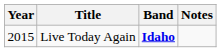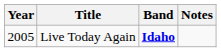(21, 36) 2015 -> (21, 36) 2005
